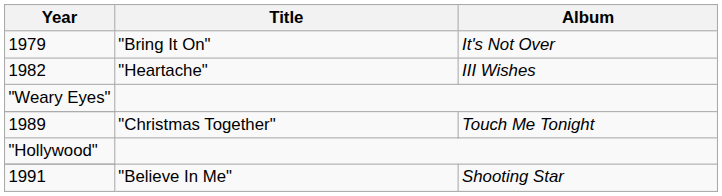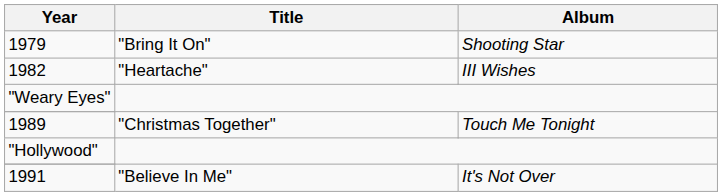(508, 44) It's Not Over -> (513, 44) Shooting Star
(513, 177) Shooting Star -> (508, 177) It's Not Over
